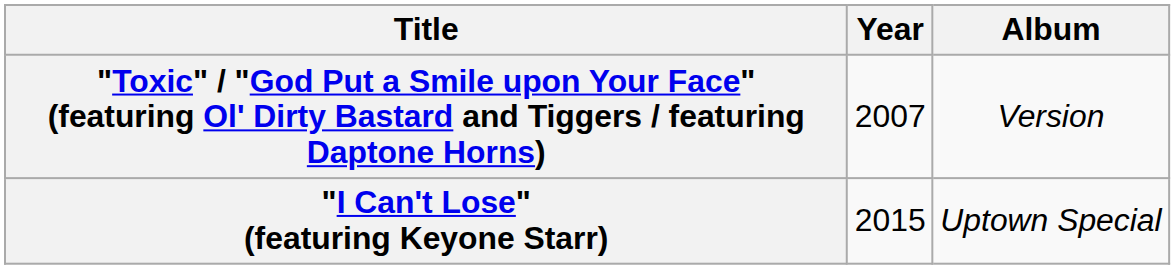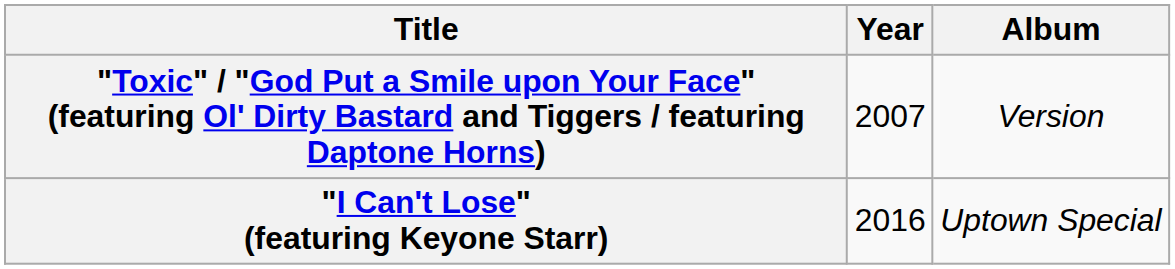(890, 220) 2015 -> (890, 220) 2016
